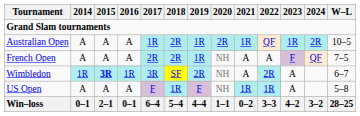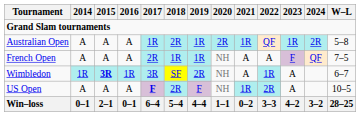(341, 42) 10–5 -> (341, 42) 5–8
(176, 57) 2R -> (176, 57) 1R
(269, 73) 2R -> (269, 73) 1R
(153, 88) normal -> (153, 88) bold
(176, 88) 1R -> (176, 88) 2R
(269, 88) 1R -> (269, 88) 2R
(341, 88) 5–8 -> (341, 88) 10–5
